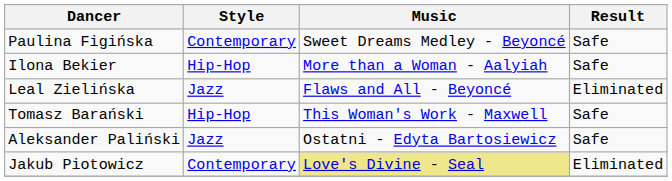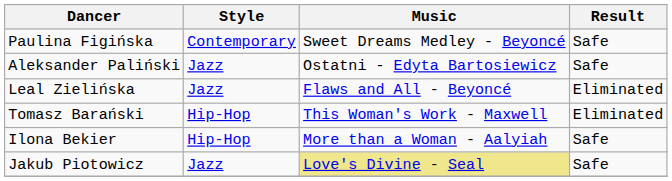rows swapped: (94, 140) <-> (62, 66)
(591, 115) Safe -> (618, 115) Eliminated
(242, 164) Contemporary -> (205, 164) Jazz
(618, 164) Eliminated -> (591, 164) Safe
